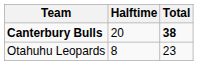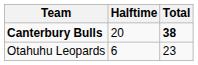(114, 51) 8 -> (114, 51) 6
